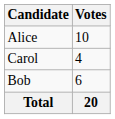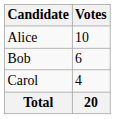rows swapped: (19, 80) <-> (23, 59)
